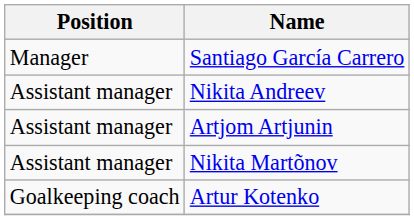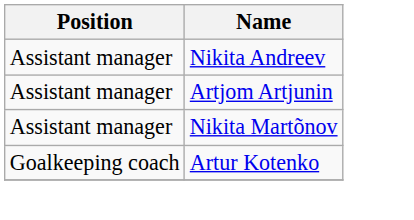- row: (297, 57)
